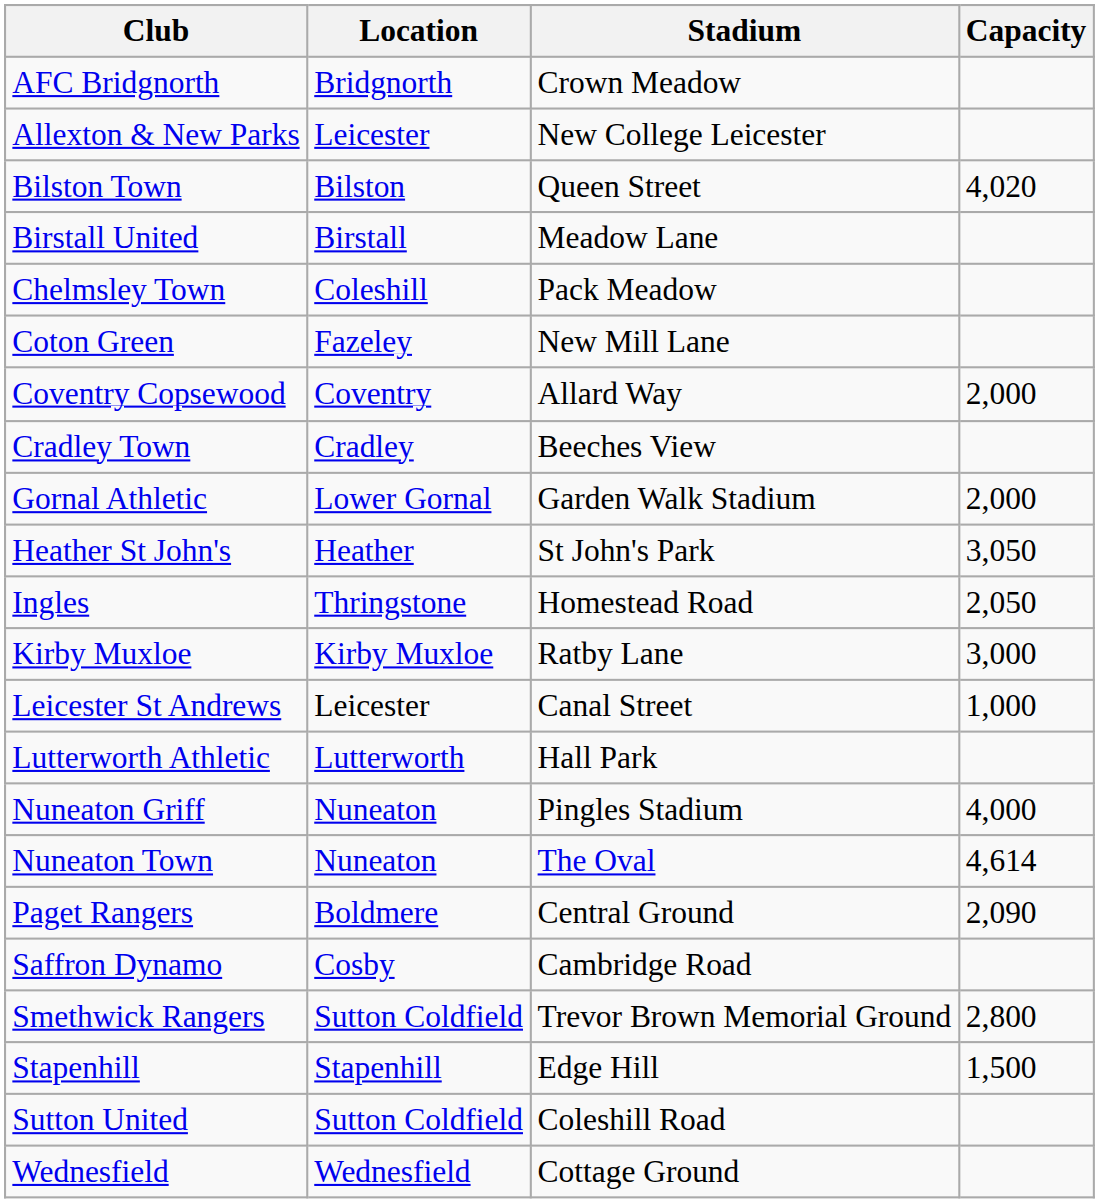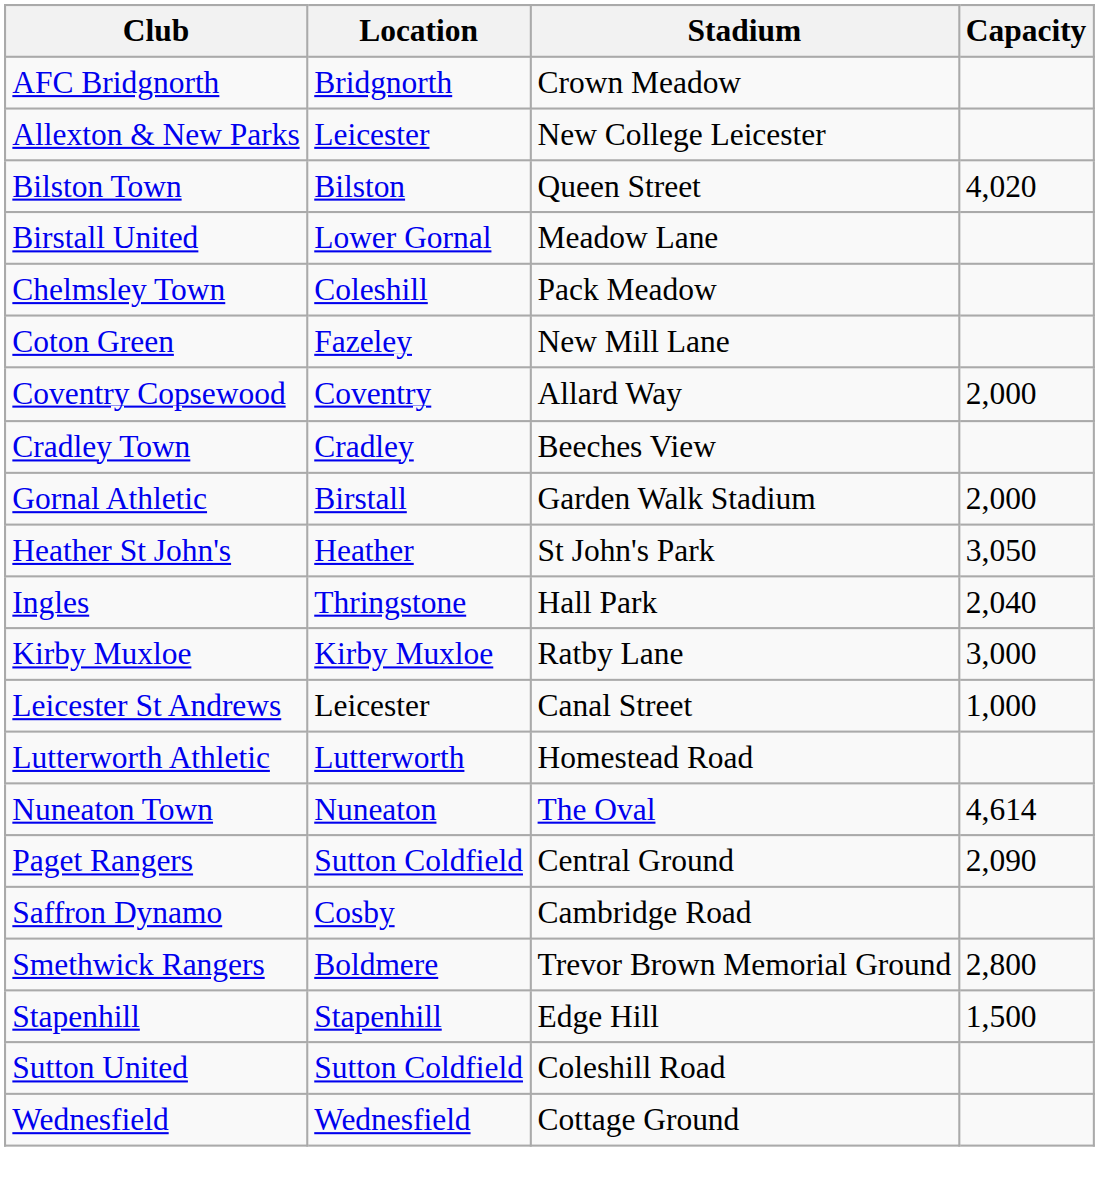(361, 238) Birstall -> (403, 238) Lower Gornal
(403, 497) Lower Gornal -> (361, 497) Birstall
(645, 601) Homestead Road -> (597, 601) Hall Park
(1001, 601) 2,050 -> (1001, 601) 2,040
(597, 756) Hall Park -> (645, 756) Homestead Road
- row: (109, 808)
(376, 912) Boldmere -> (419, 860) Sutton Coldfield
(419, 1016) Sutton Coldfield -> (376, 964) Boldmere
